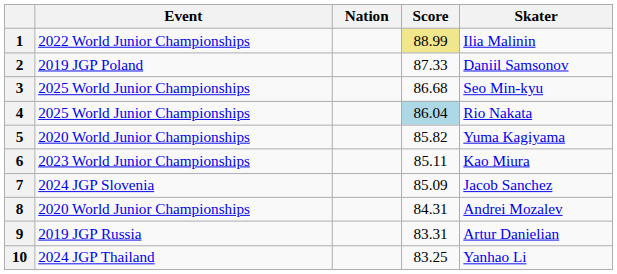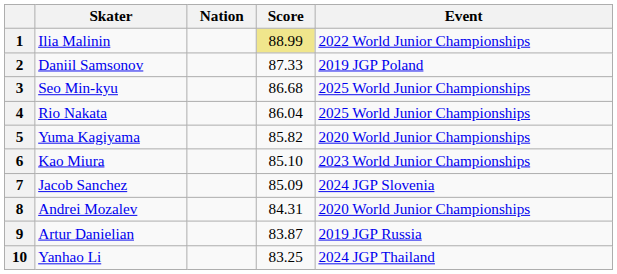columns swapped: (536, 16) <-> (183, 16)
(431, 112) lightblue background -> (286, 112) no background
(431, 161) 85.11 -> (286, 161) 85.10
(431, 233) 83.31 -> (286, 233) 83.87
